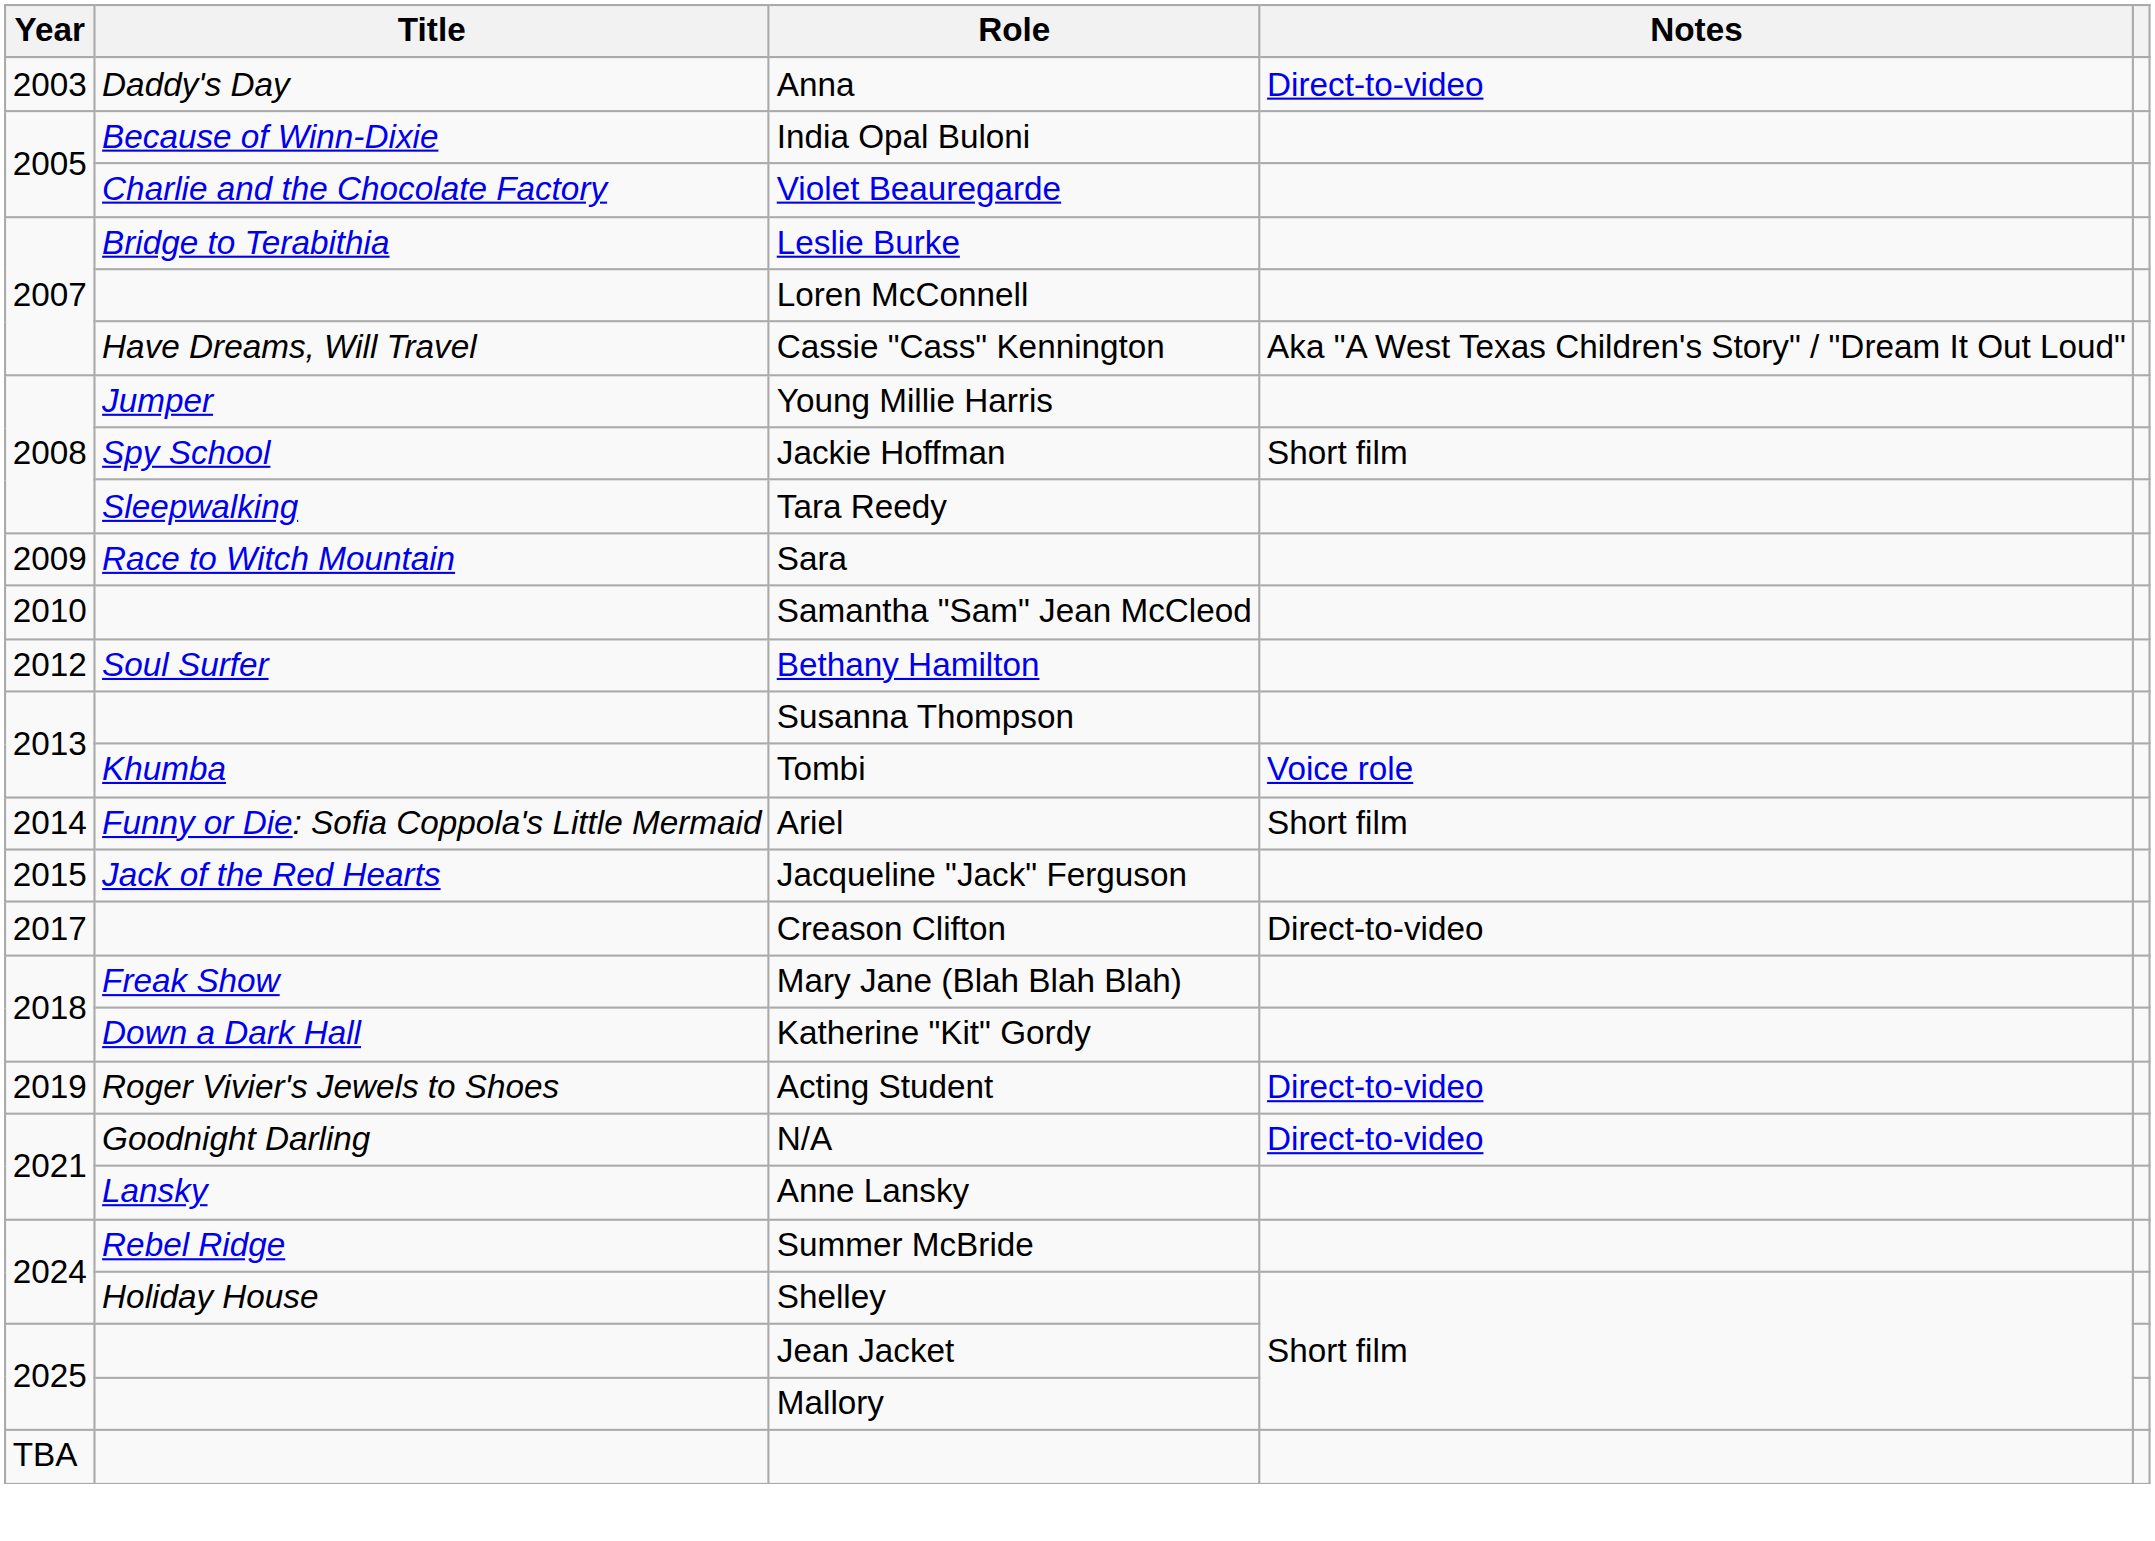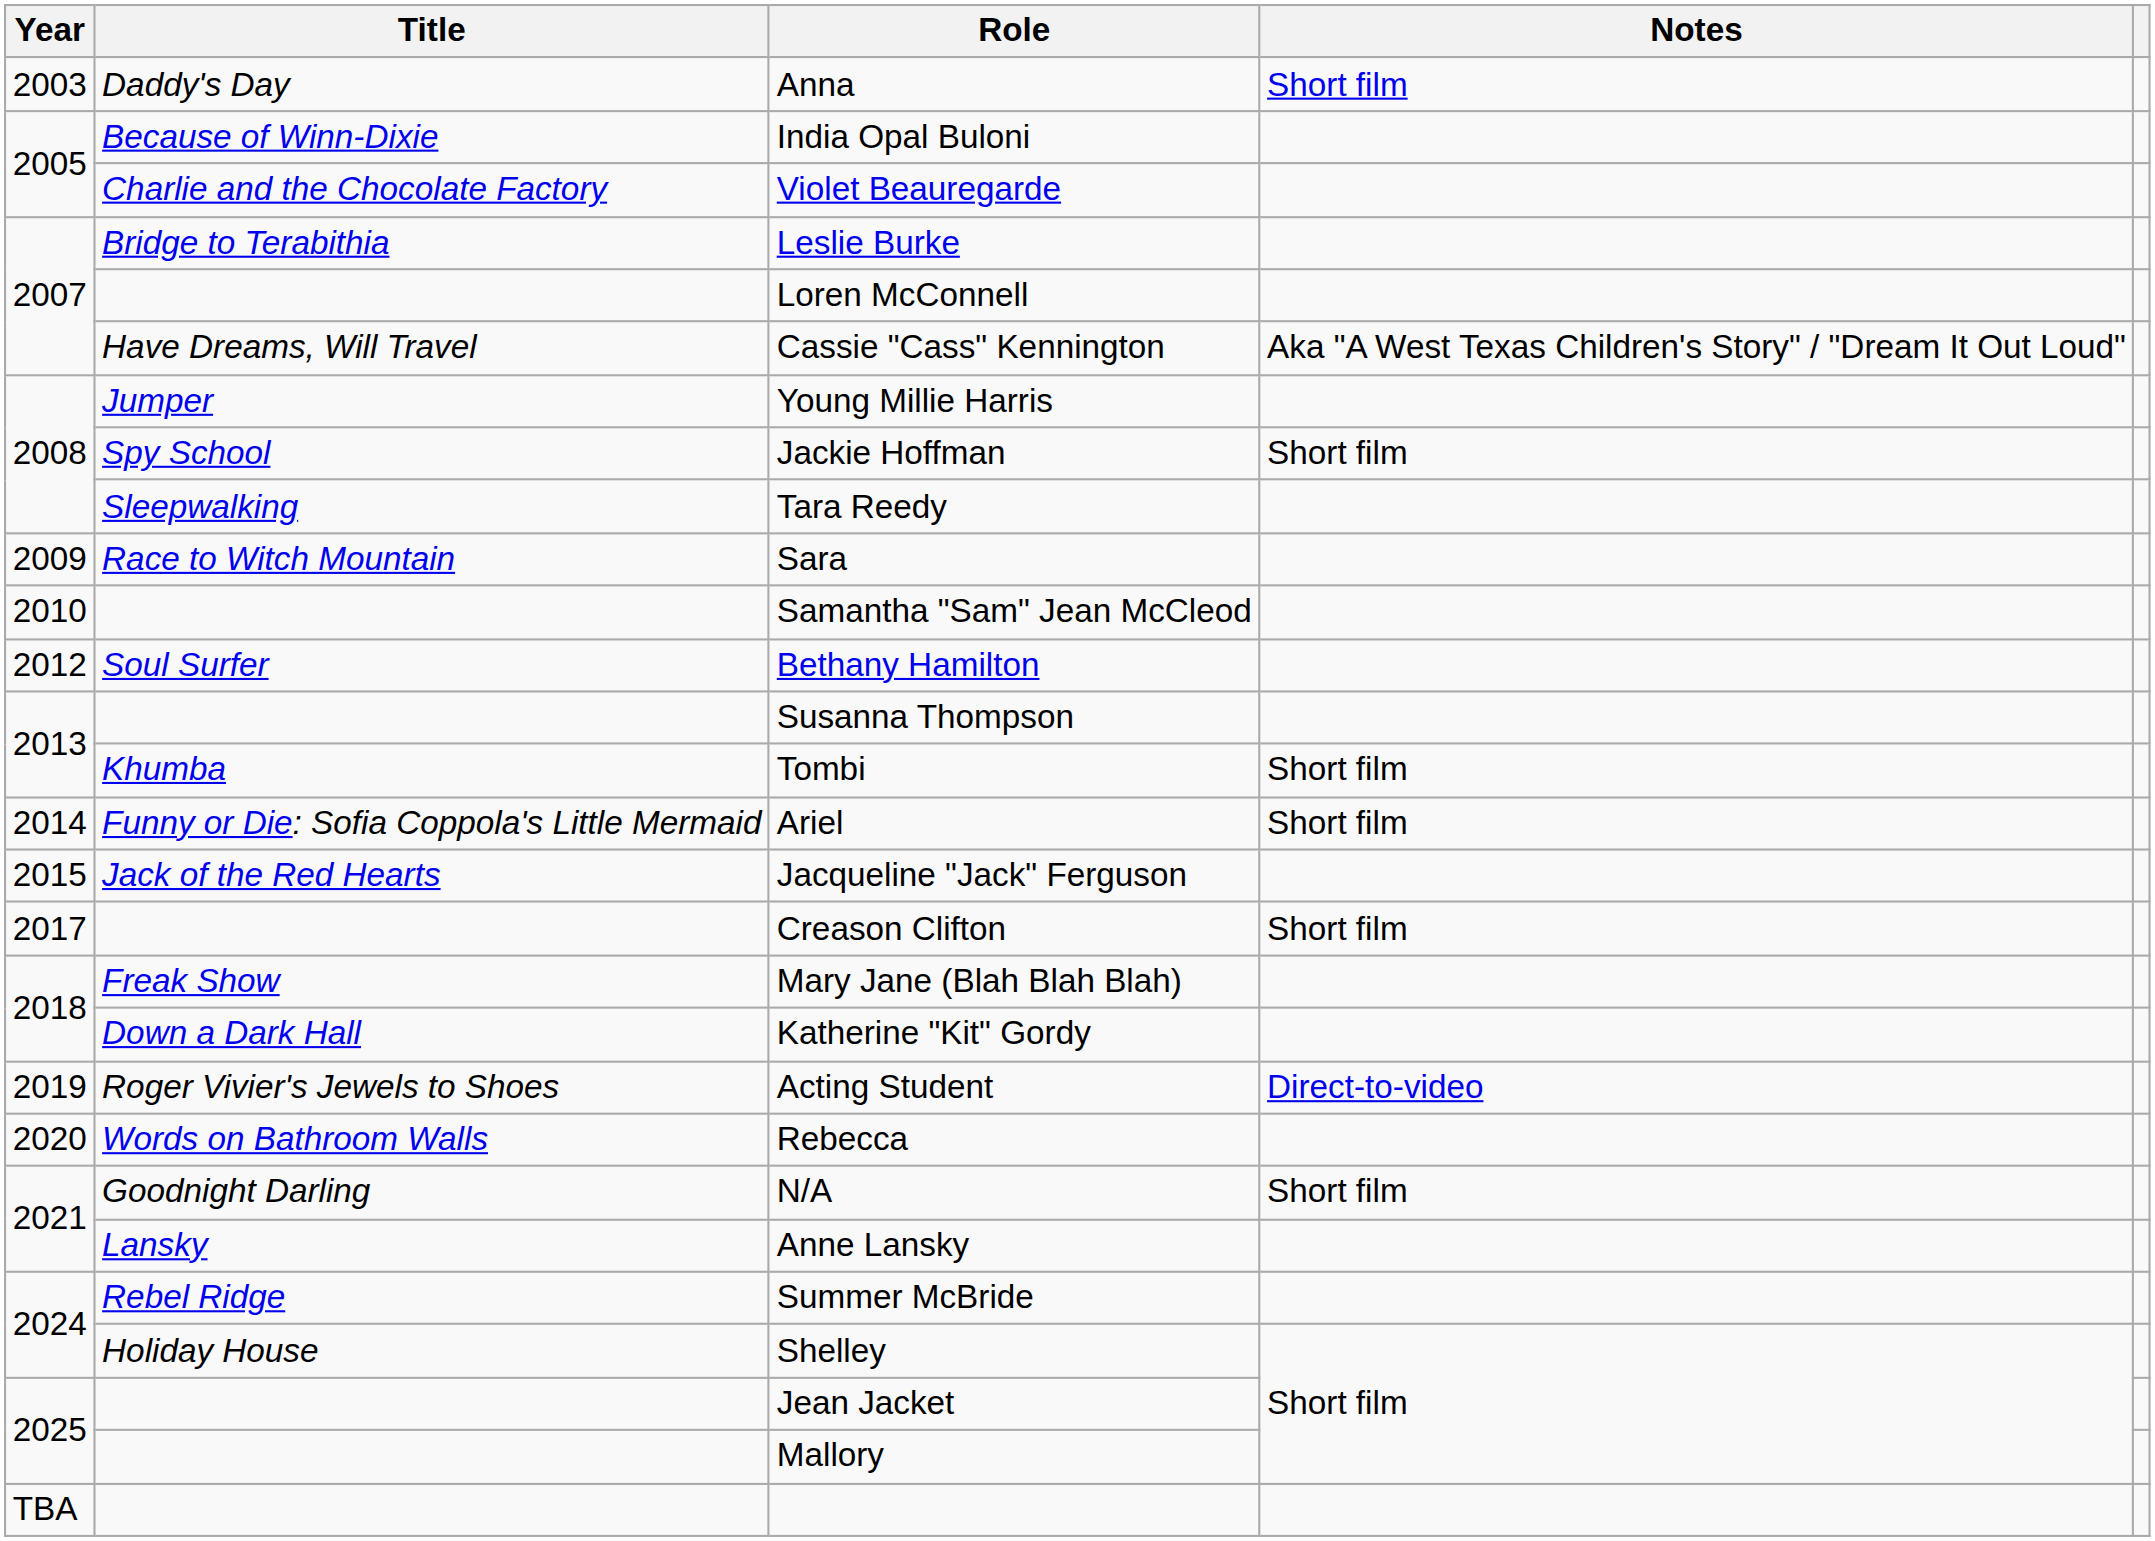(1375, 83) Direct-to-video -> (1337, 83) Short film
(1340, 769) Voice role -> (1337, 769) Short film
(1375, 928) Direct-to-video -> (1337, 928) Short film
+ row: (842, 1139)
(1375, 1139) Direct-to-video -> (1337, 1192) Short film
